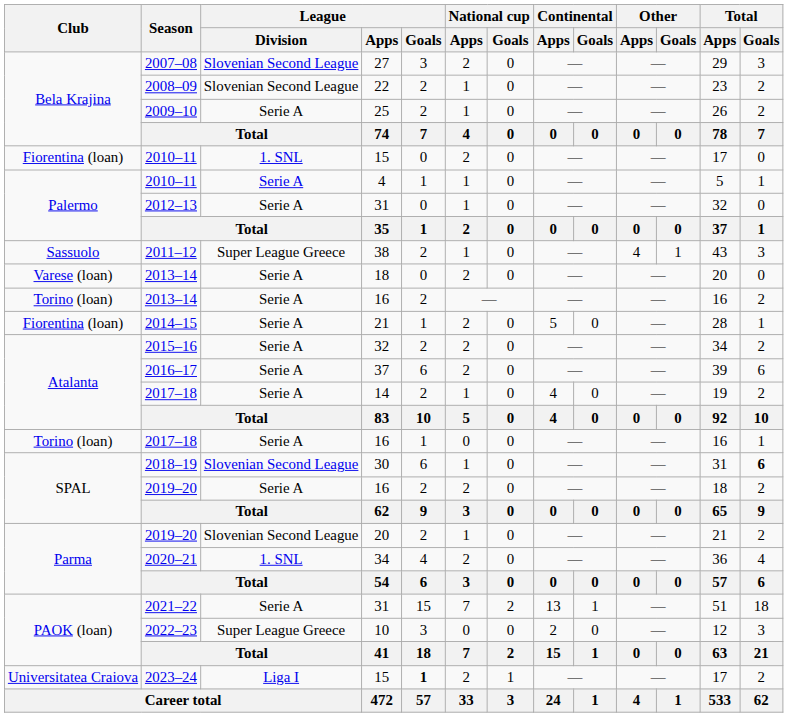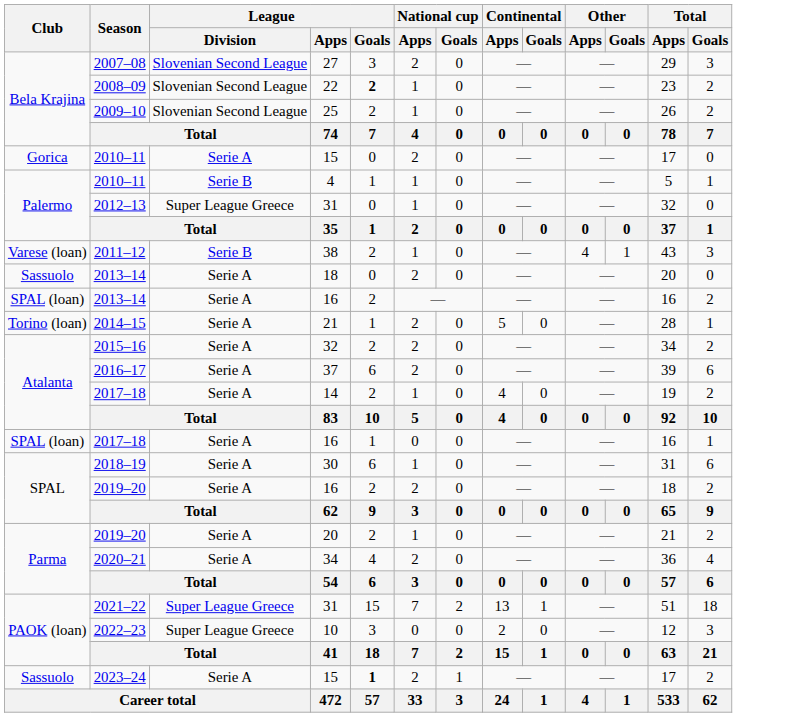(423, 87) normal -> (372, 87) bold
(281, 110) Serie A -> (230, 110) Slovenian Second League
(73, 157) Fiorentina (loan) -> (47, 157) Gorica
(281, 157) 1. SNL -> (230, 157) Serie A
(281, 181) Serie A -> (230, 181) Serie B
(281, 205) Serie A -> (230, 205) Super League Greece
(73, 252) Sassuolo -> (47, 252) Varese (loan)
(281, 252) Super League Greece -> (230, 252) Serie B
(73, 275) Varese (loan) -> (47, 275) Sassuolo
(73, 299) Torino (loan) -> (47, 299) SPAL (loan)
(73, 323) Fiorentina (loan) -> (47, 323) Torino (loan)
(73, 441) Torino (loan) -> (47, 441) SPAL (loan)
(281, 464) Slovenian Second League -> (230, 464) Serie A
(761, 464) bold -> (710, 464) normal
(281, 535) Slovenian Second League -> (230, 535) Serie A
(281, 559) 1. SNL -> (230, 559) Serie A
(281, 606) Serie A -> (230, 606) Super League Greece
(73, 677) Universitatea Craiova -> (47, 677) Sassuolo
(281, 677) Liga I -> (230, 677) Serie A
